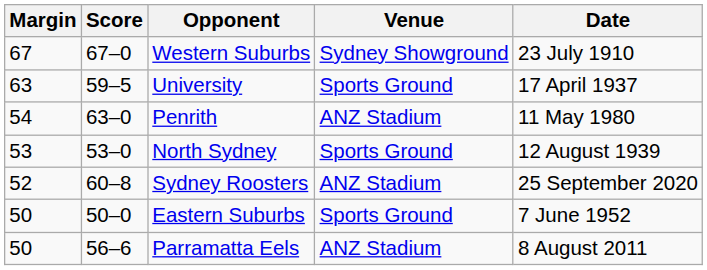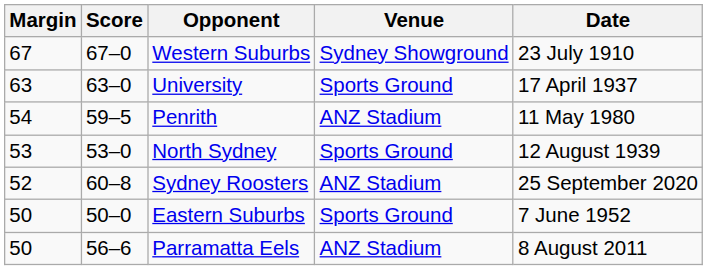(109, 85) 59–5 -> (109, 85) 63–0
(109, 118) 63–0 -> (109, 118) 59–5
